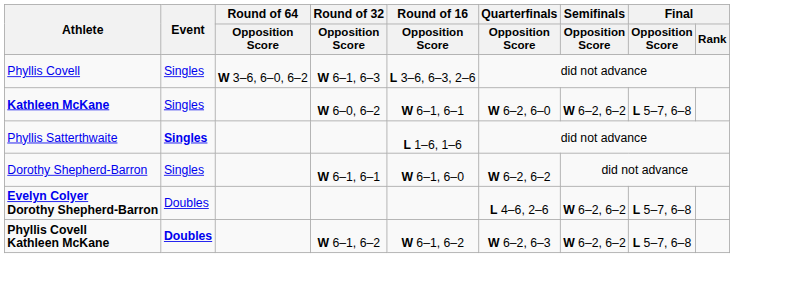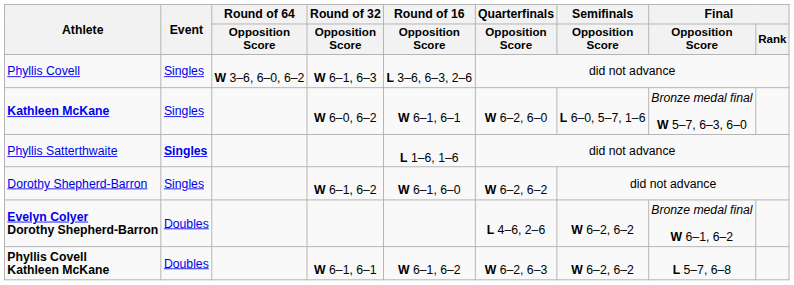(594, 111) W 6–2, 6–2 -> (603, 118) L 6–0, 5–7, 1–6
(662, 111) L 5–7, 6–8 -> (702, 111) Bronze medal final W 5–7, 6–3, 6–0
(349, 177) W 6–1, 6–1 -> (345, 191) W 6–1, 6–2
(662, 210) L 5–7, 6–8 -> (702, 224) Bronze medal final W 6–1, 6–2
(188, 236) bold -> (186, 264) normal
(349, 243) W 6–1, 6–2 -> (345, 270) W 6–1, 6–1
